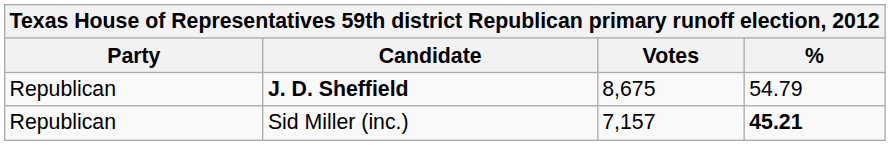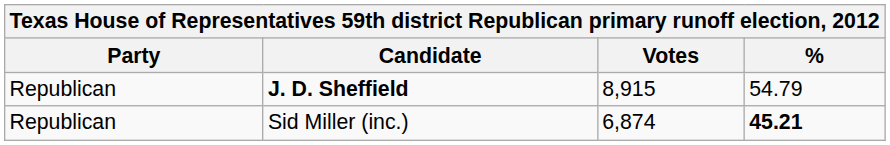(629, 88) 8,675 -> (629, 88) 8,915
(629, 122) 7,157 -> (629, 122) 6,874
